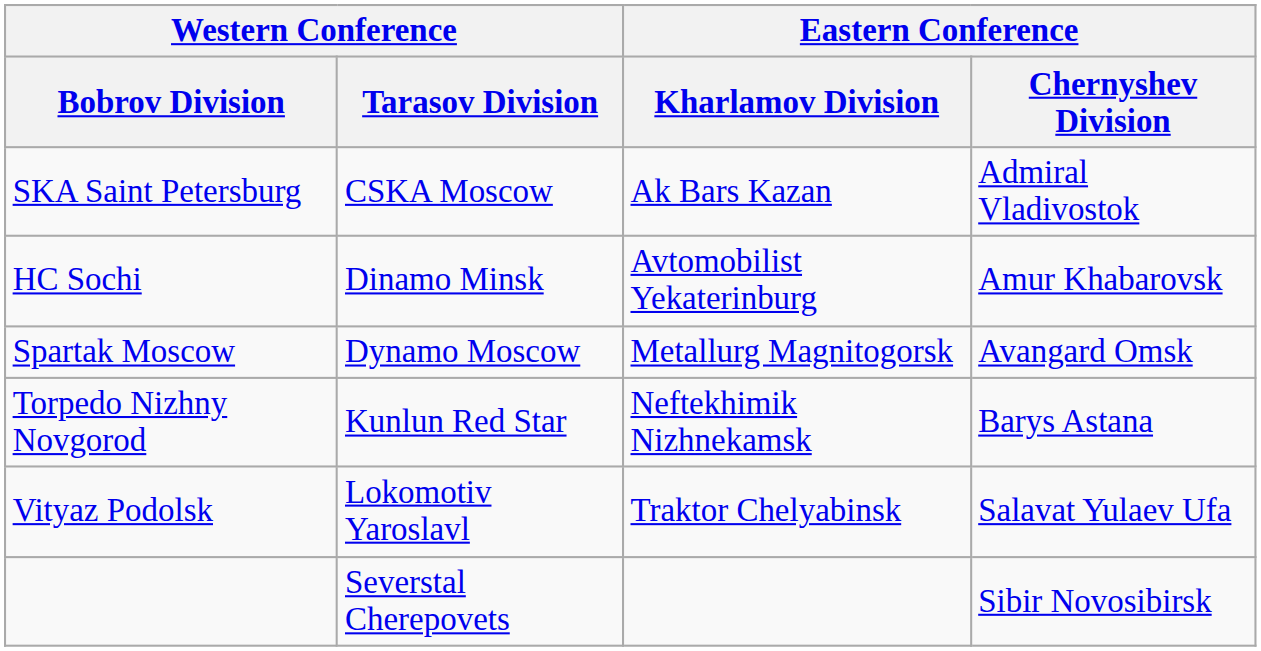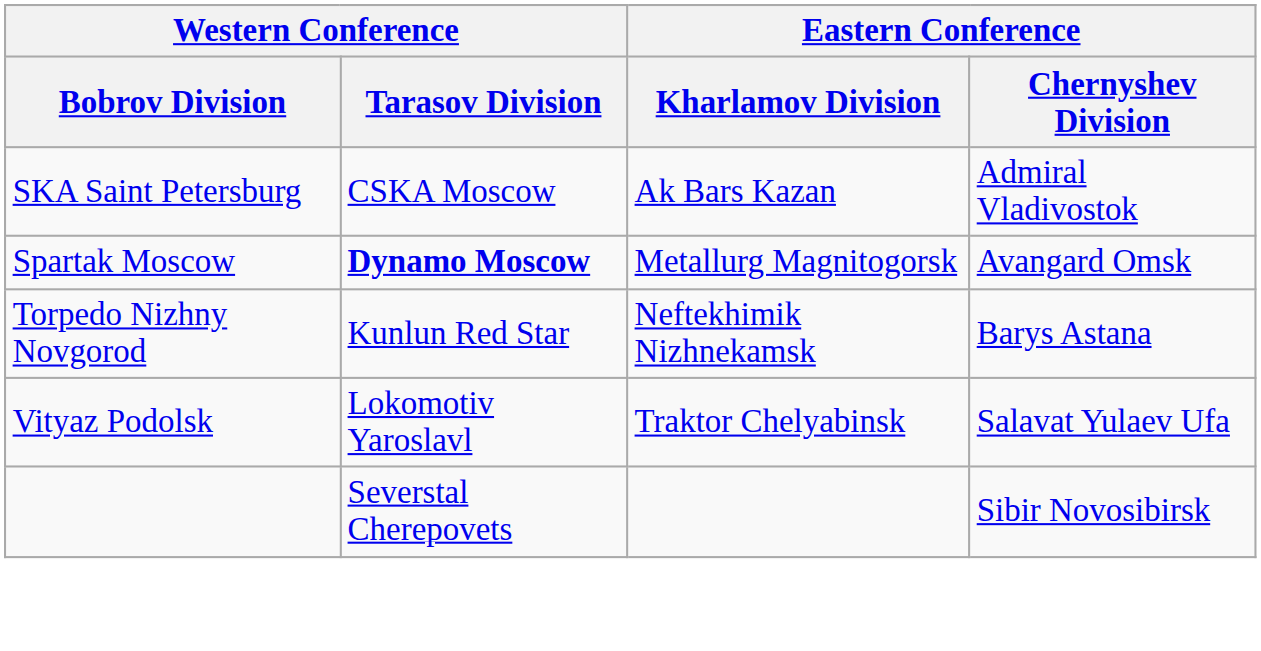- row: (77, 280)
(463, 350) normal -> (469, 261) bold
